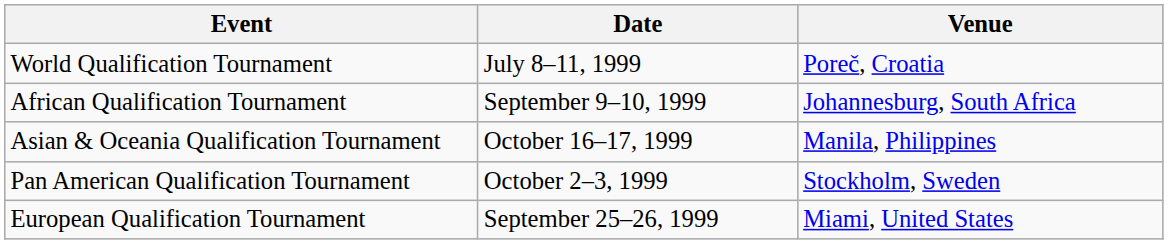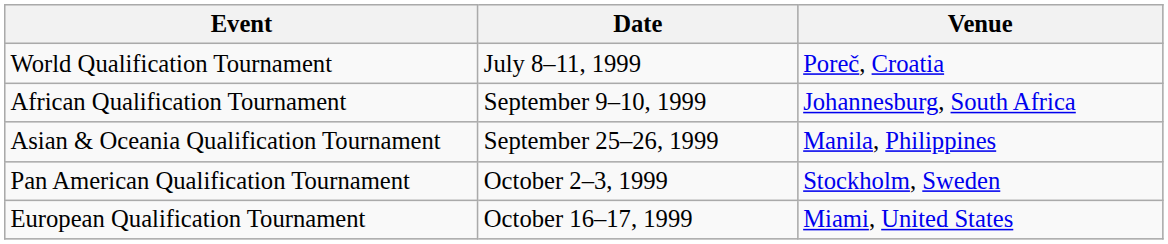(588, 141) October 16–17, 1999 -> (601, 141) September 25–26, 1999
(601, 219) September 25–26, 1999 -> (588, 219) October 16–17, 1999
